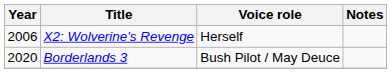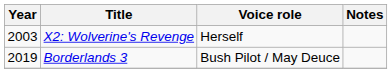(22, 36) 2006 -> (22, 36) 2003
(22, 57) 2020 -> (22, 57) 2019
